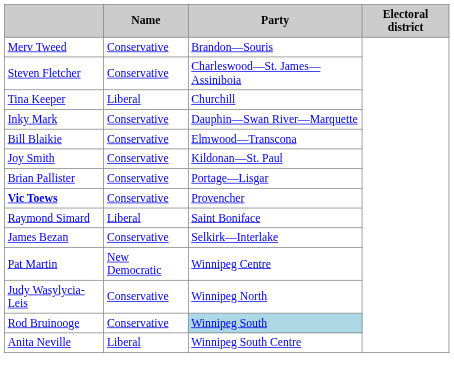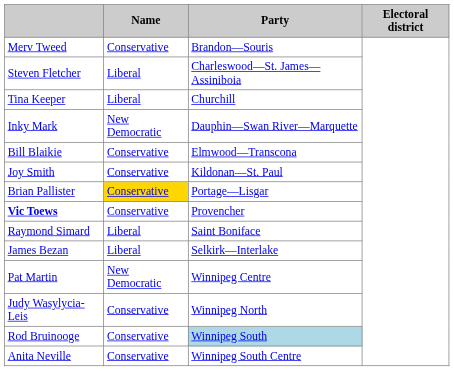(138, 73) Conservative -> (124, 73) Liberal
(138, 119) Conservative -> (134, 126) New Democratic
(138, 178) no background -> (138, 191) gold background
(138, 237) Conservative -> (124, 250) Liberal
(124, 342) Liberal -> (138, 355) Conservative
